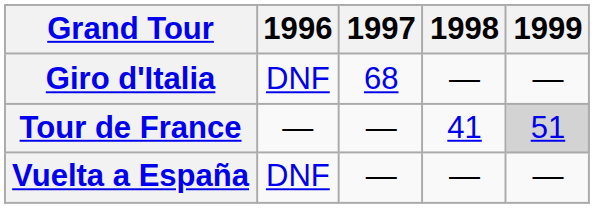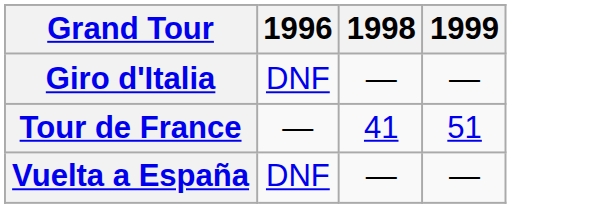- column: (381, 29)
(548, 127) lightgrey background -> (465, 127) no background
